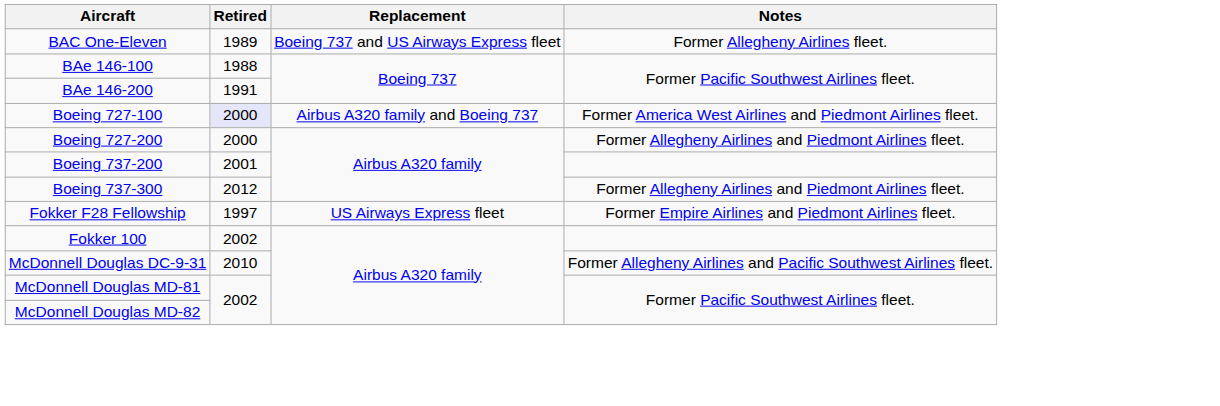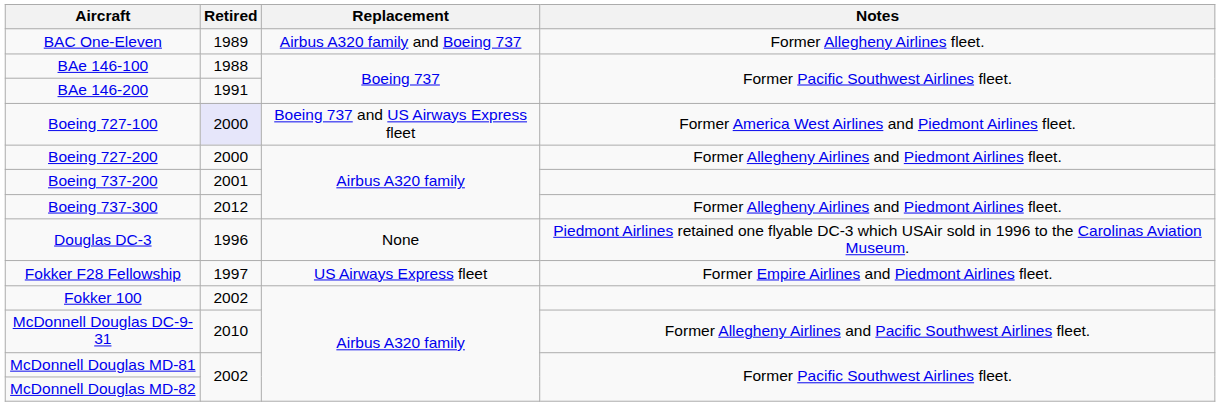(417, 41) Boeing 737 and US Airways Express fleet -> (401, 41) Airbus A320 family and Boeing 737
(417, 115) Airbus A320 family and Boeing 737 -> (401, 123) Boeing 737 and US Airways Express fleet
+ row: (103, 239)
